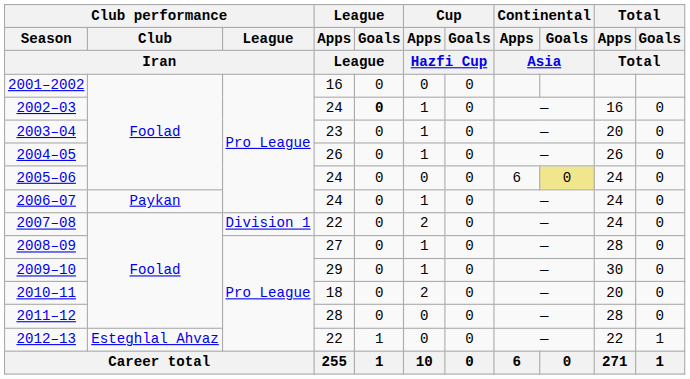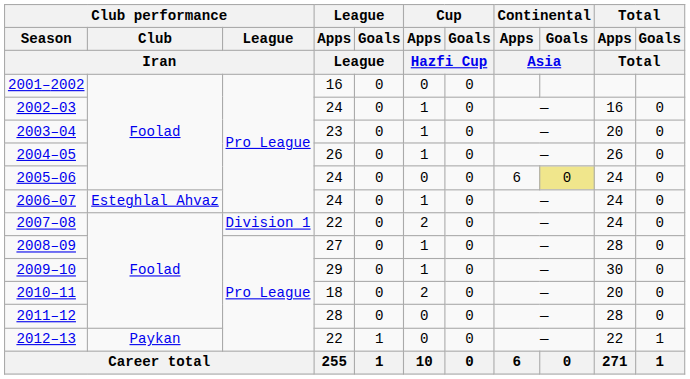(379, 108) bold -> (379, 108) normal
(155, 201) Paykan -> (155, 201) Esteghlal Ahvaz
(155, 339) Esteghlal Ahvaz -> (155, 339) Paykan
